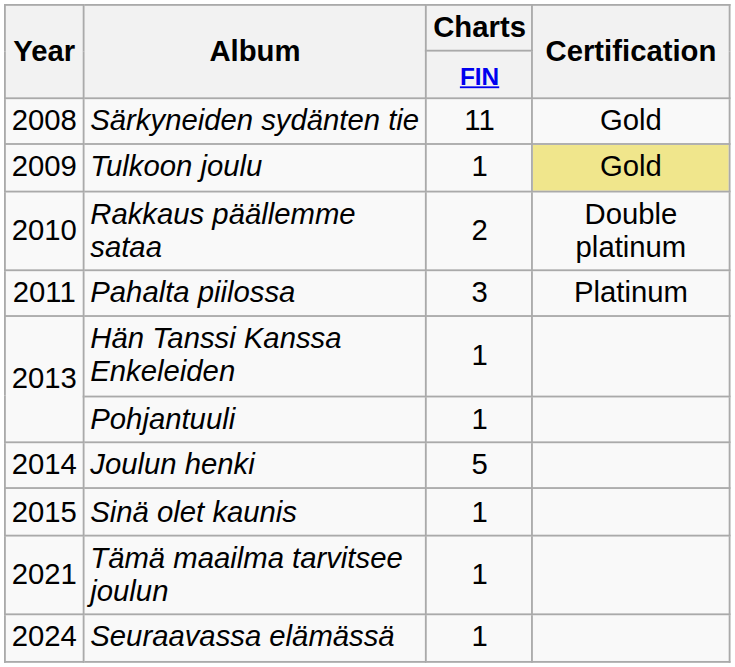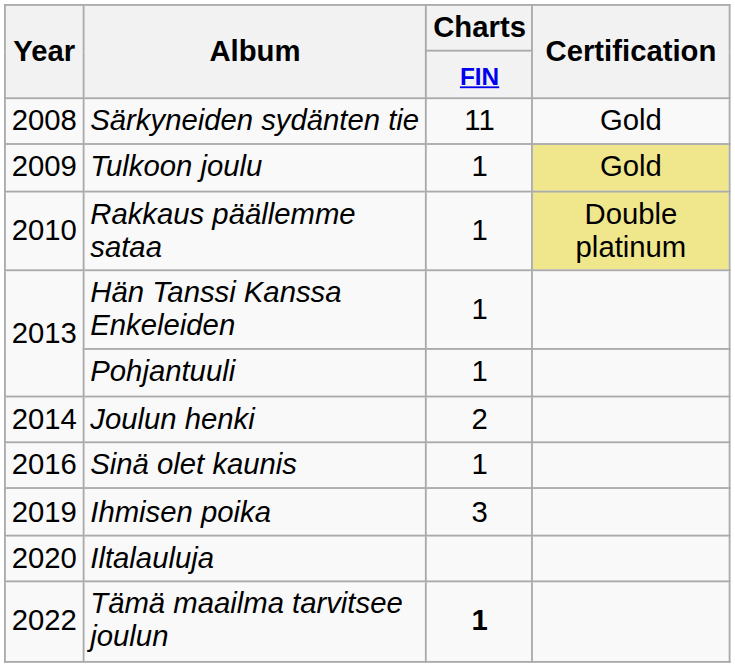(480, 229) 2 -> (480, 229) 1
(631, 229) no background -> (631, 229) khaki background
- row: (193, 292)
(480, 465) 5 -> (480, 418) 2
(44, 511) 2015 -> (44, 465) 2016
+ row: (181, 511)
+ row: (152, 557)
(44, 574) 2021 -> (44, 620) 2022
(480, 574) normal -> (480, 620) bold
- row: (242, 637)
